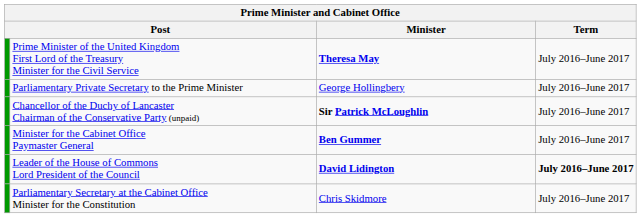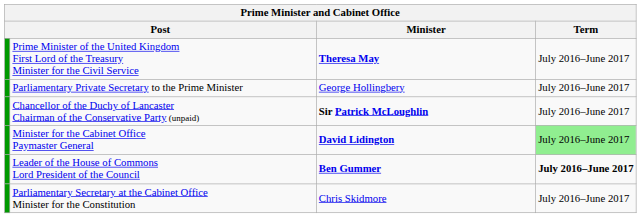(350, 140) Ben Gummer -> (357, 140) David Lidington
(584, 140) no background -> (584, 140) lightgreen background
(357, 169) David Lidington -> (350, 169) Ben Gummer
